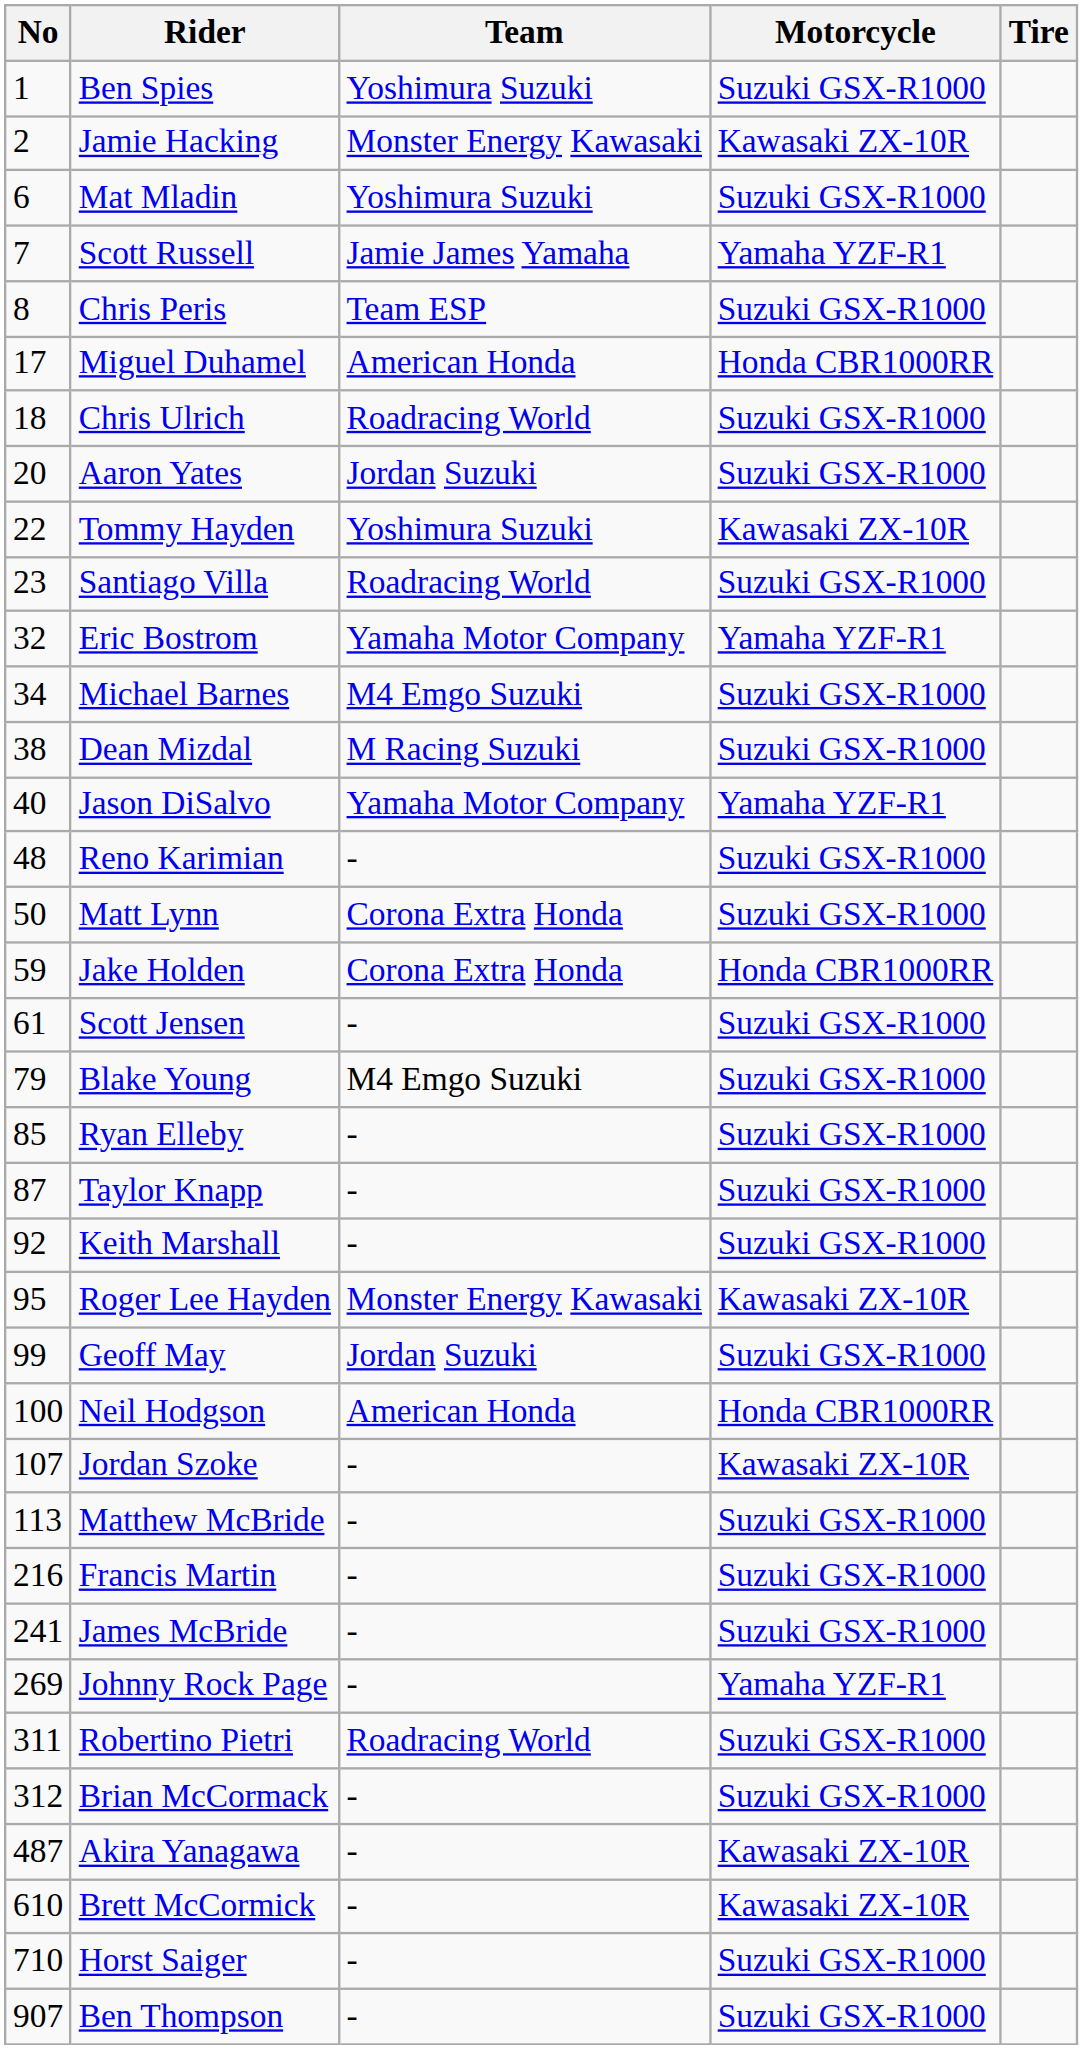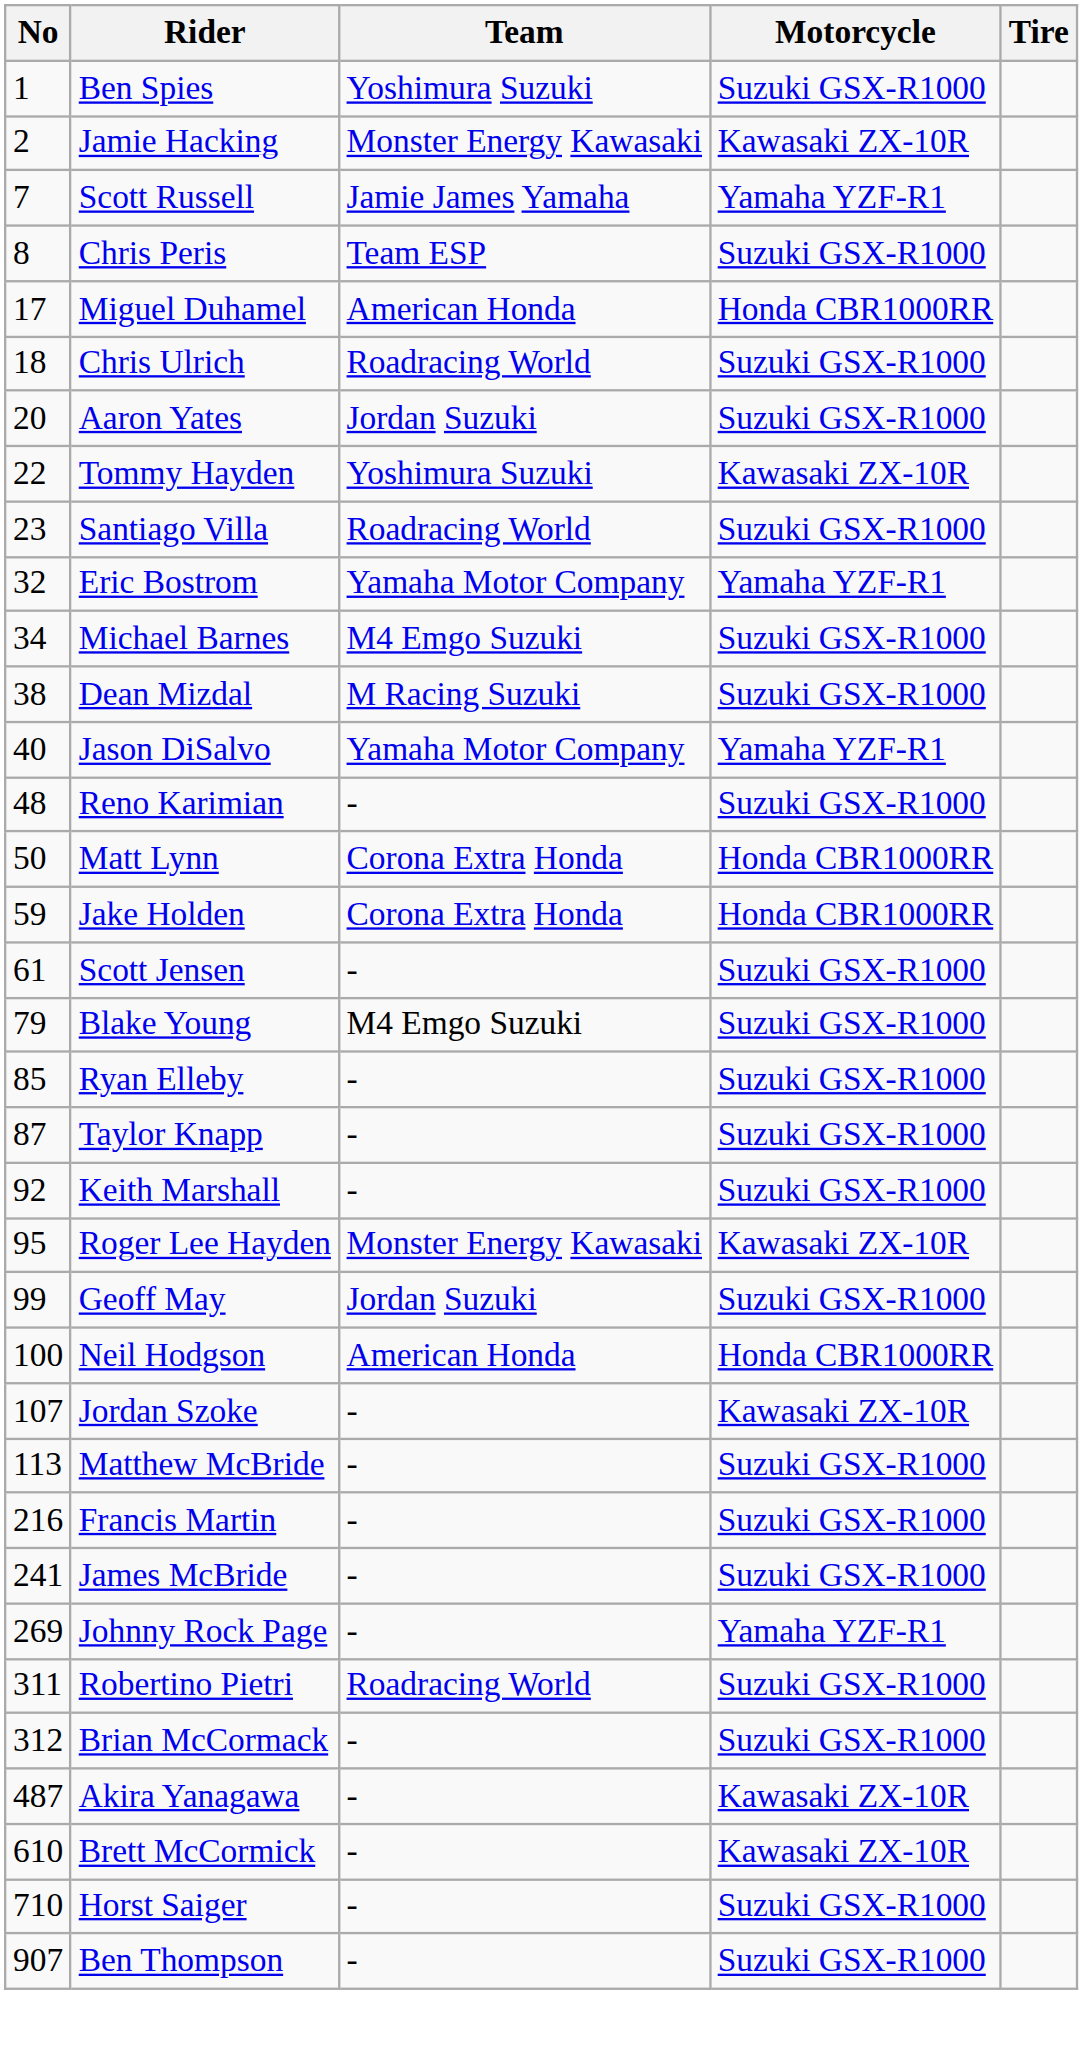- row: (158, 197)
(852, 914) Suzuki GSX-R1000 -> (855, 858) Honda CBR1000RR
